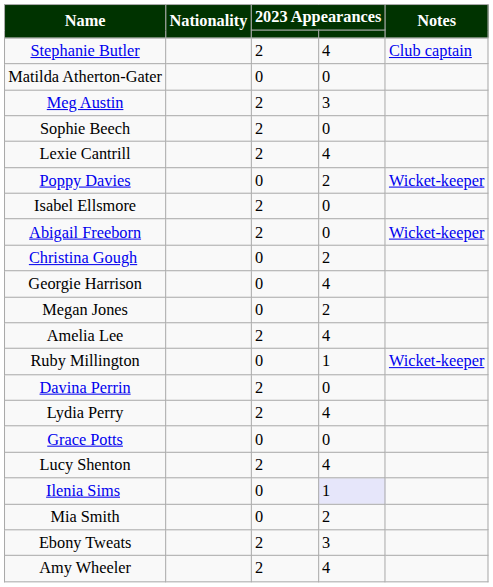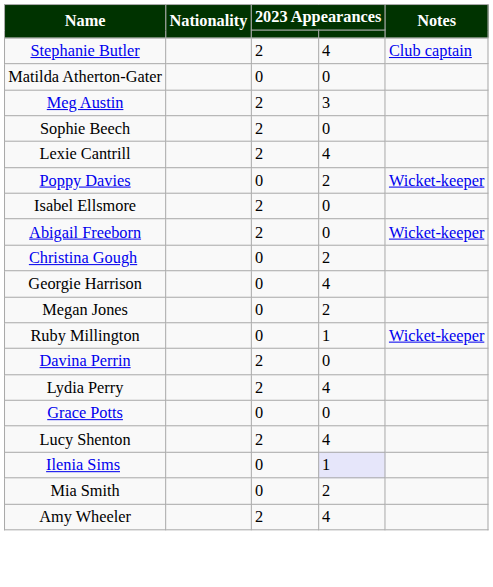- row: (85, 335)
- row: (85, 542)
